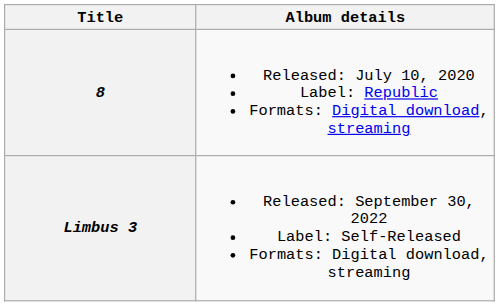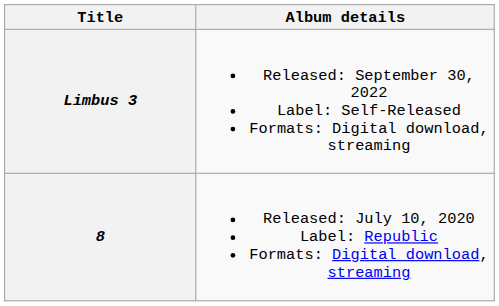rows swapped: (100, 93) <-> (100, 228)
